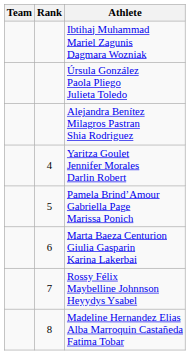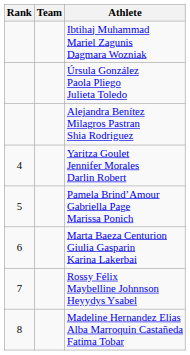columns swapped: (49, 13) <-> (19, 13)
